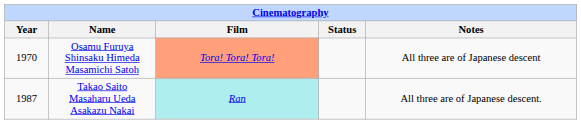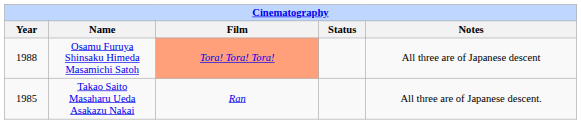(27, 58) 1970 -> (27, 58) 1988
(27, 98) 1987 -> (27, 98) 1985
(237, 98) paleturquoise background -> (237, 98) no background
